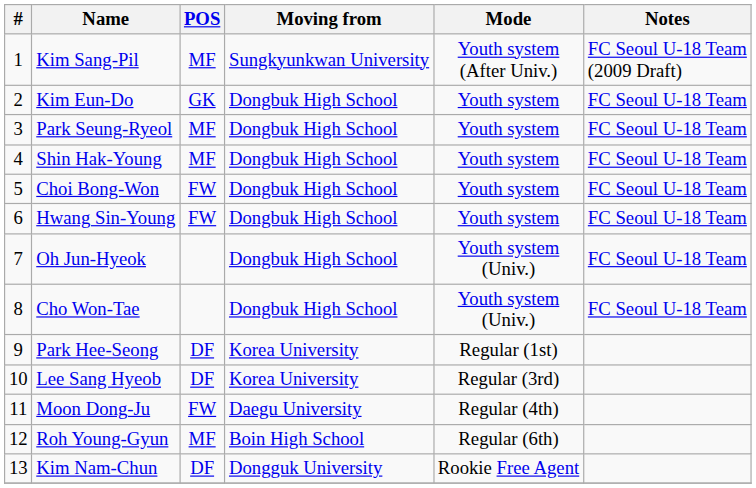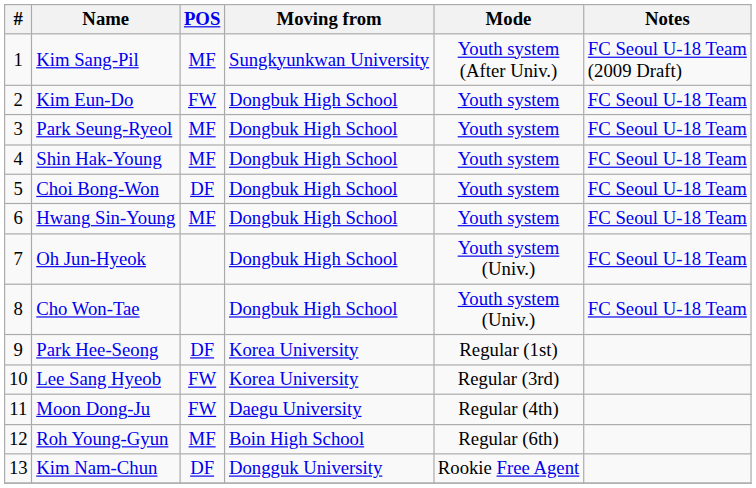(202, 99) GK -> (202, 99) FW
(202, 188) FW -> (202, 188) DF
(202, 218) FW -> (202, 218) MF
(202, 379) DF -> (202, 379) FW
